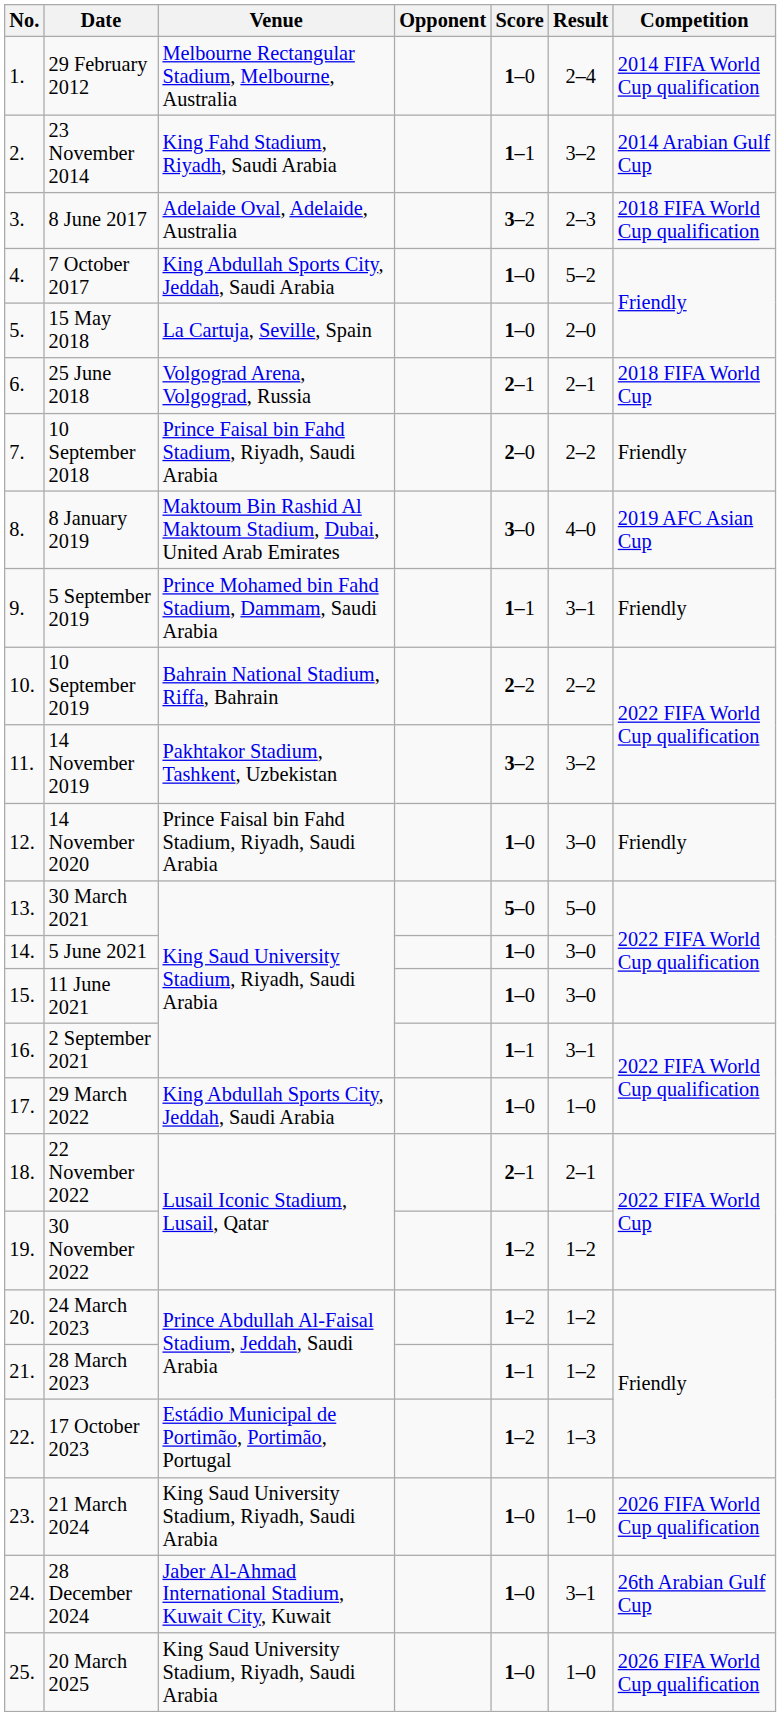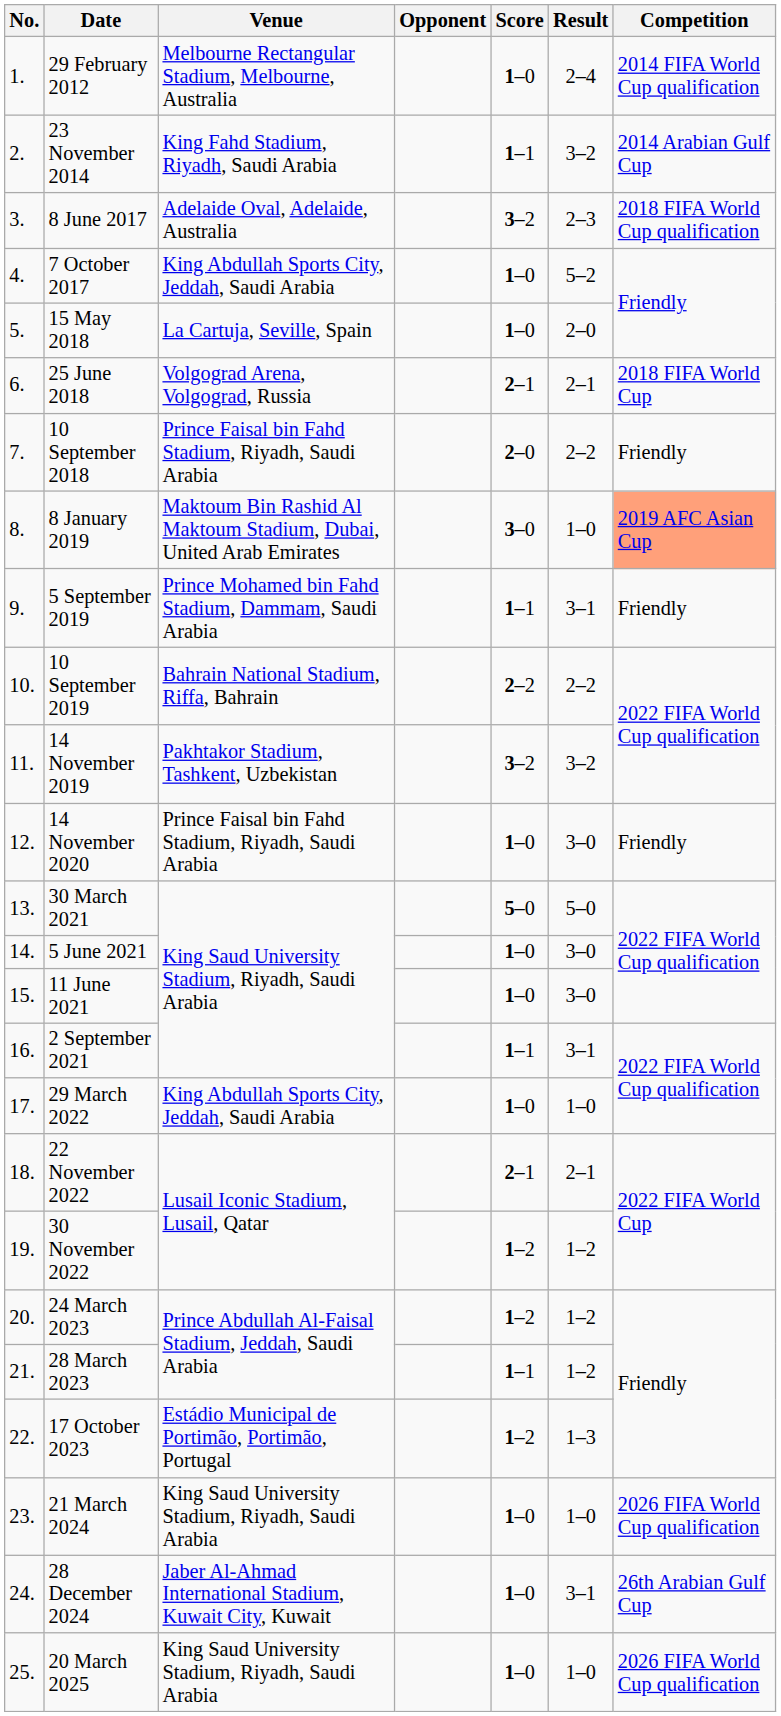(581, 529) 4–0 -> (581, 529) 1–0
(686, 529) no background -> (686, 529) lightsalmon background
